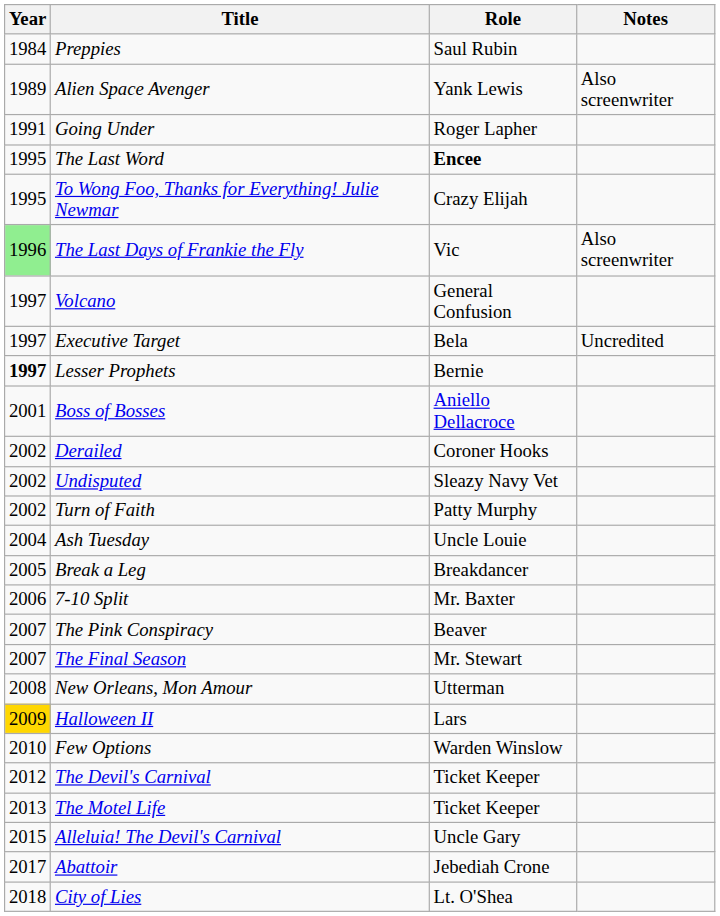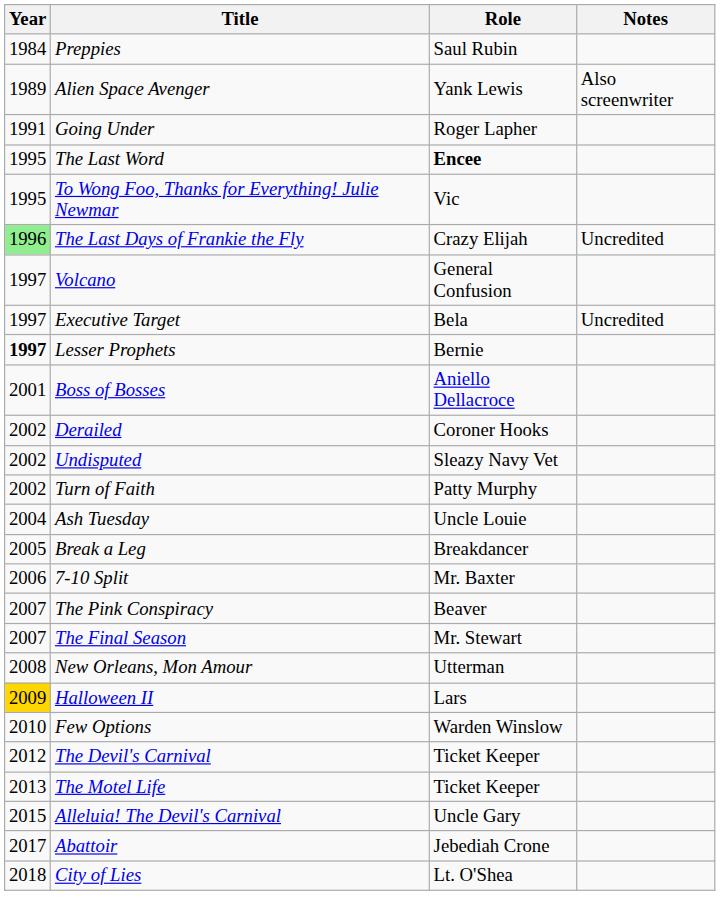(481, 199) Crazy Elijah -> (447, 199) Vic
(447, 250) Vic -> (481, 239) Crazy Elijah
(627, 250) Also screenwriter -> (622, 239) Uncredited
